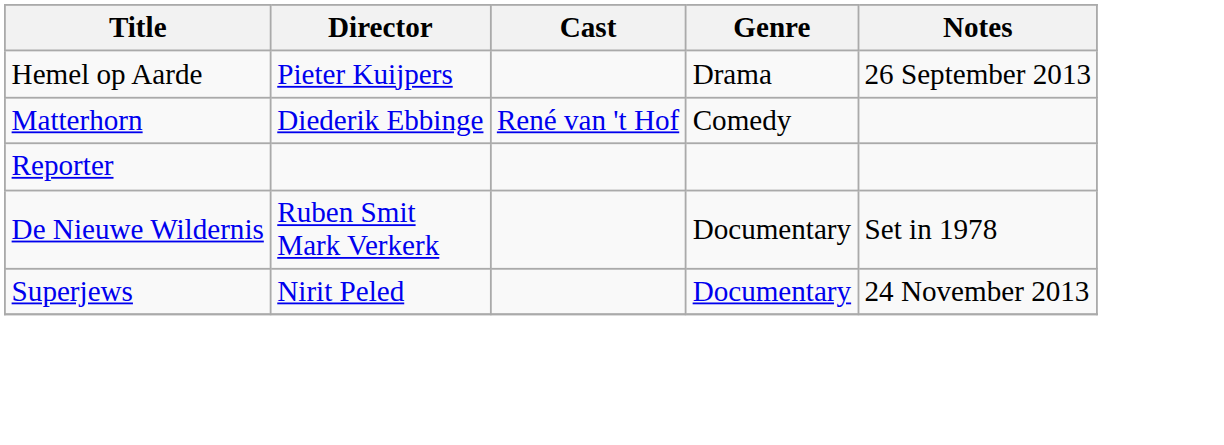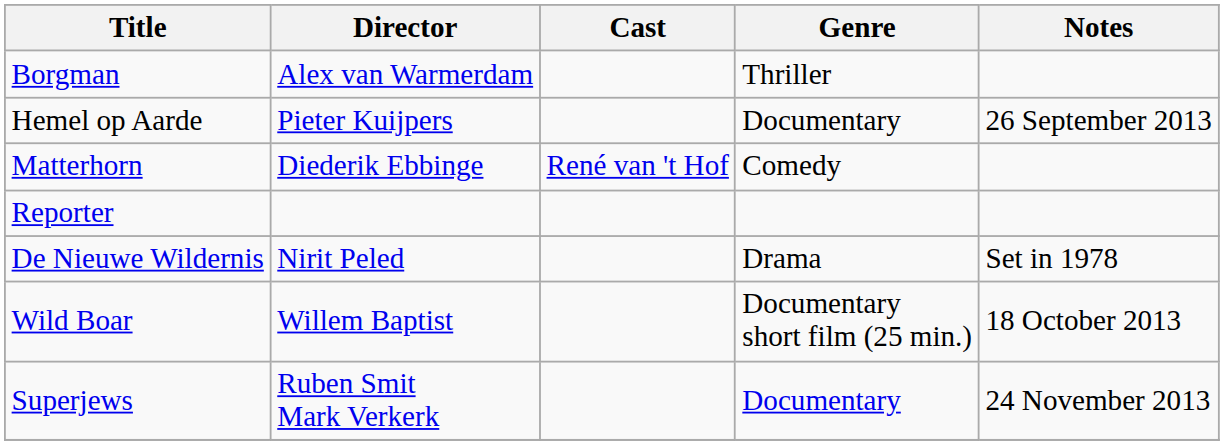+ row: (66, 73)
(732, 73) Drama -> (822, 119) Documentary
(358, 228) Ruben Smit Mark Verkerk -> (341, 258) Nirit Peled
(772, 228) Documentary -> (782, 258) Drama
+ row: (72, 321)
(341, 291) Nirit Peled -> (358, 400) Ruben Smit Mark Verkerk
